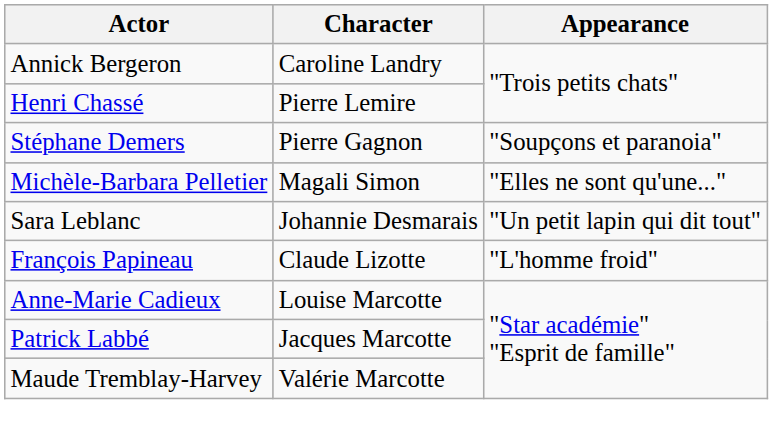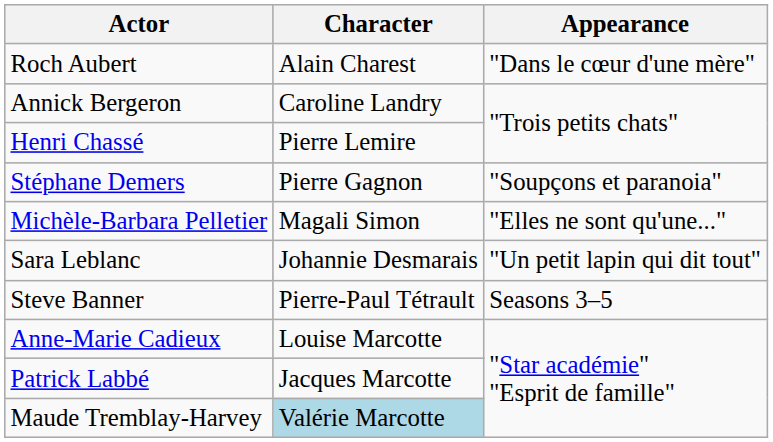+ row: (74, 63)
- row: (102, 260)
+ row: (77, 299)
(362, 378) no background -> (362, 417) lightblue background
